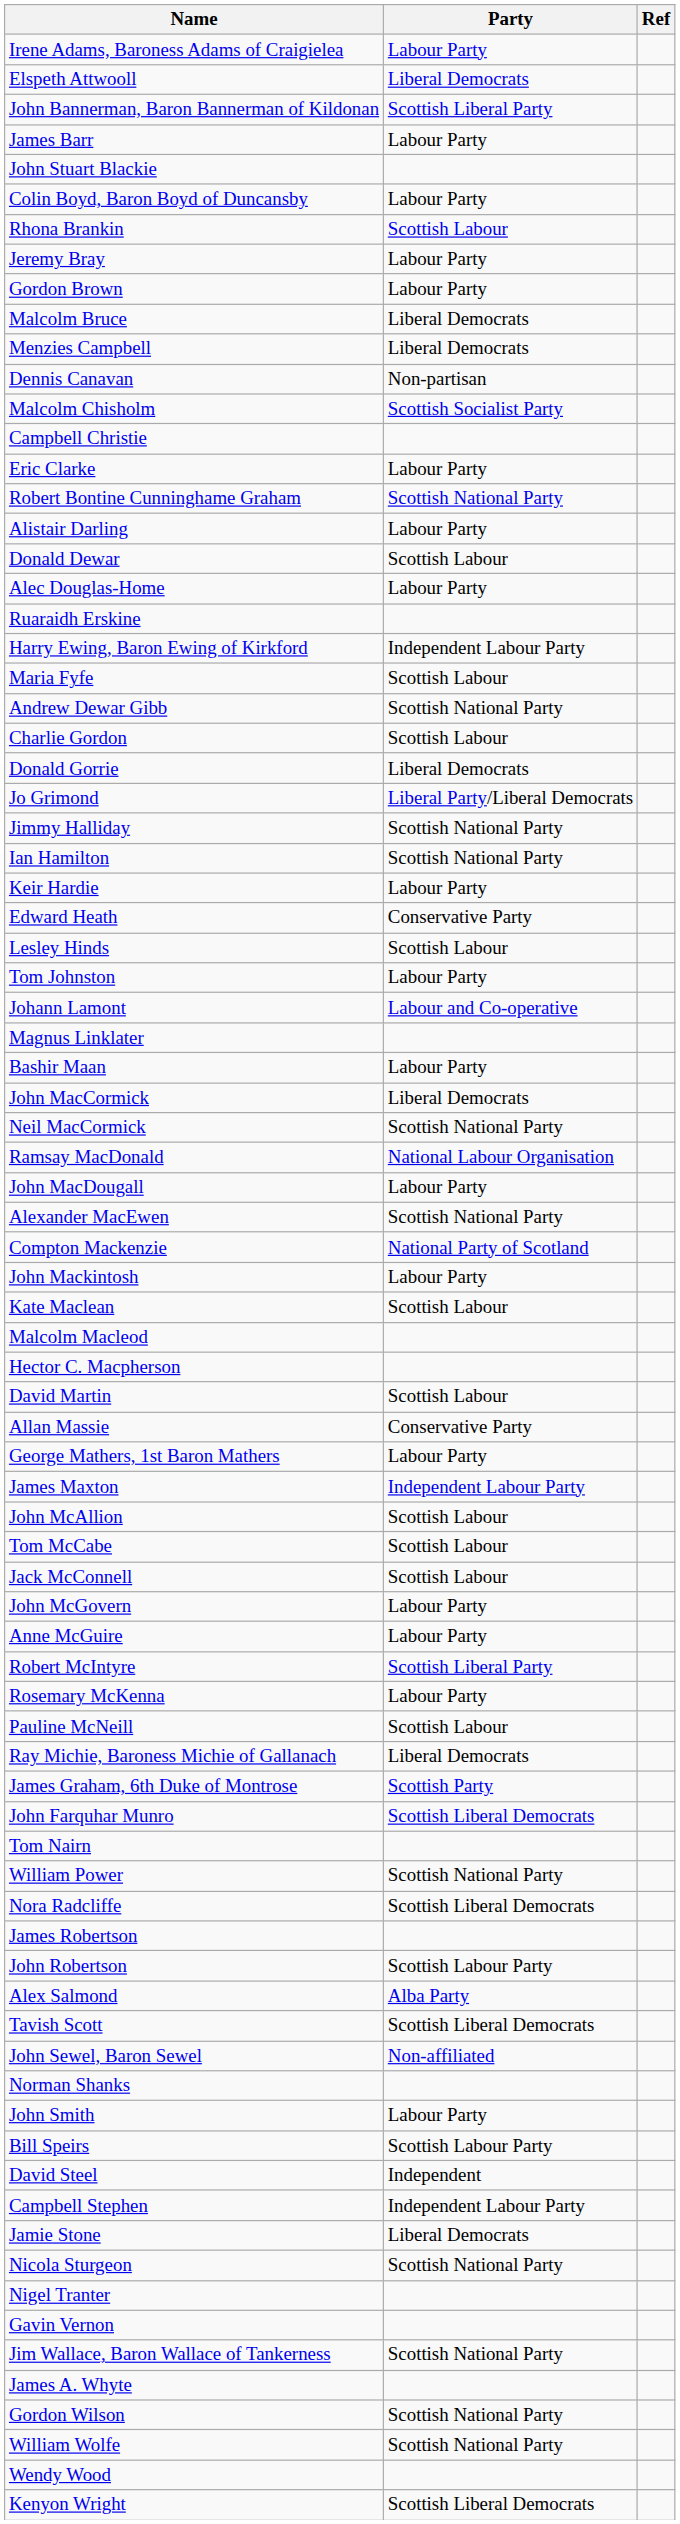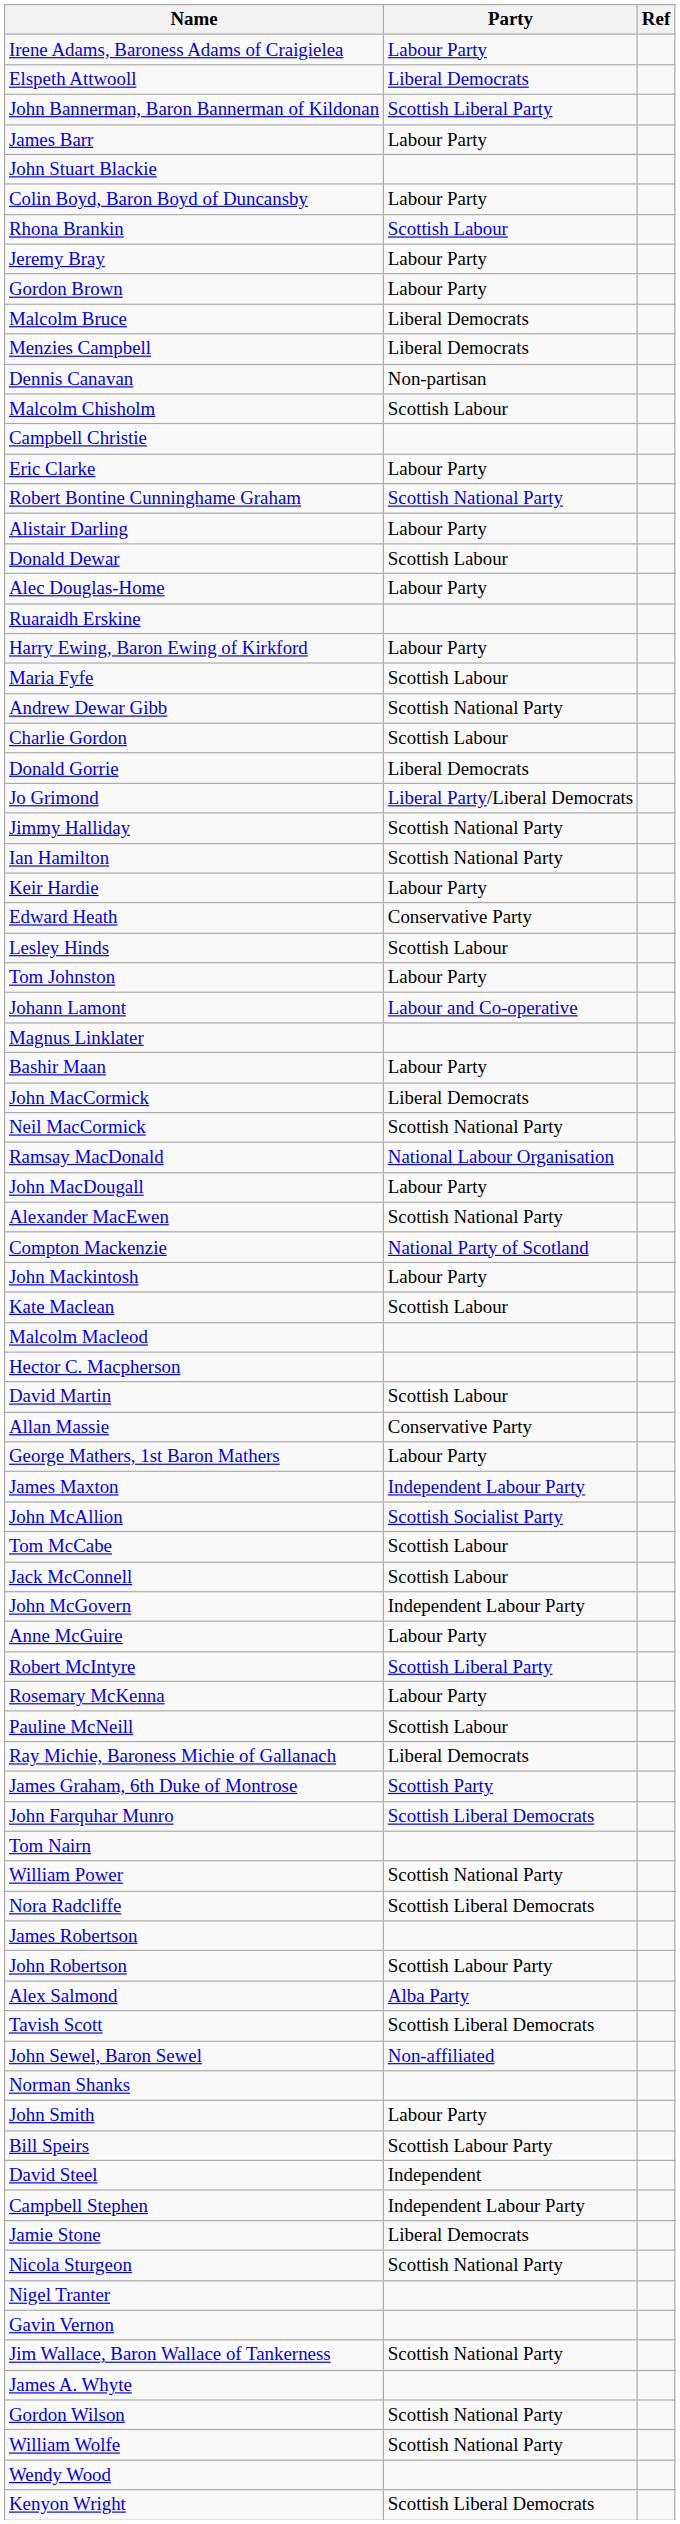(475, 408) Scottish Socialist Party -> (448, 408) Scottish Labour
(486, 648) Independent Labour Party -> (437, 648) Labour Party
(448, 1516) Scottish Labour -> (475, 1516) Scottish Socialist Party
(437, 1606) Labour Party -> (486, 1606) Independent Labour Party
